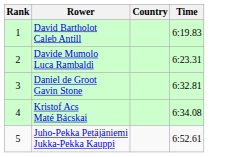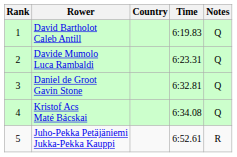+ column: (218, 12)
